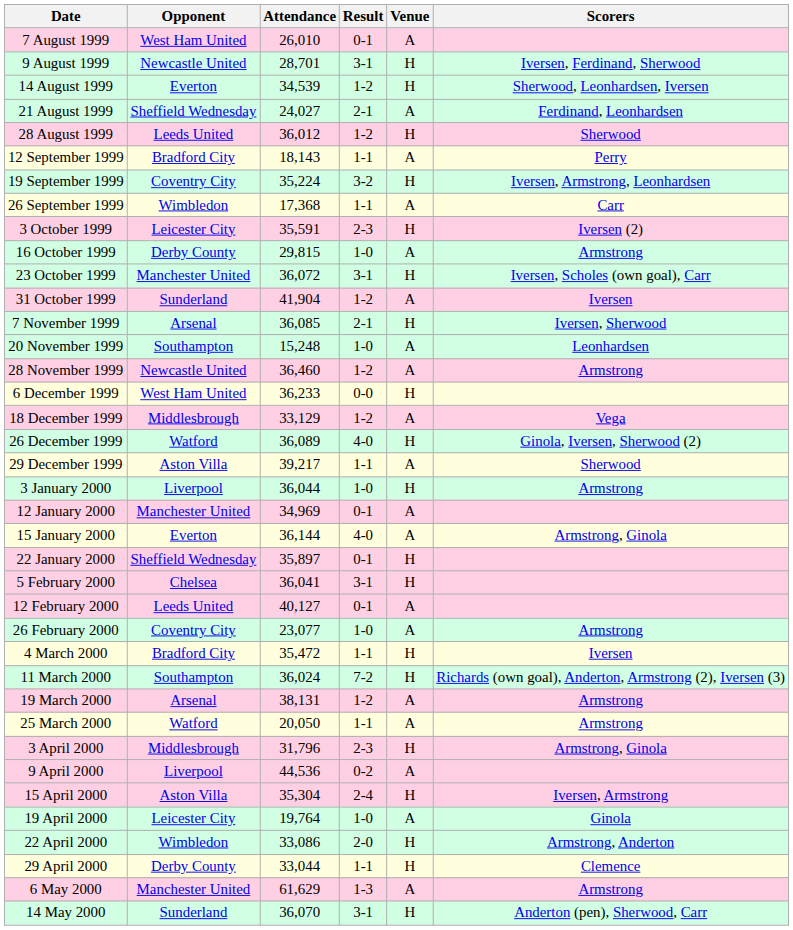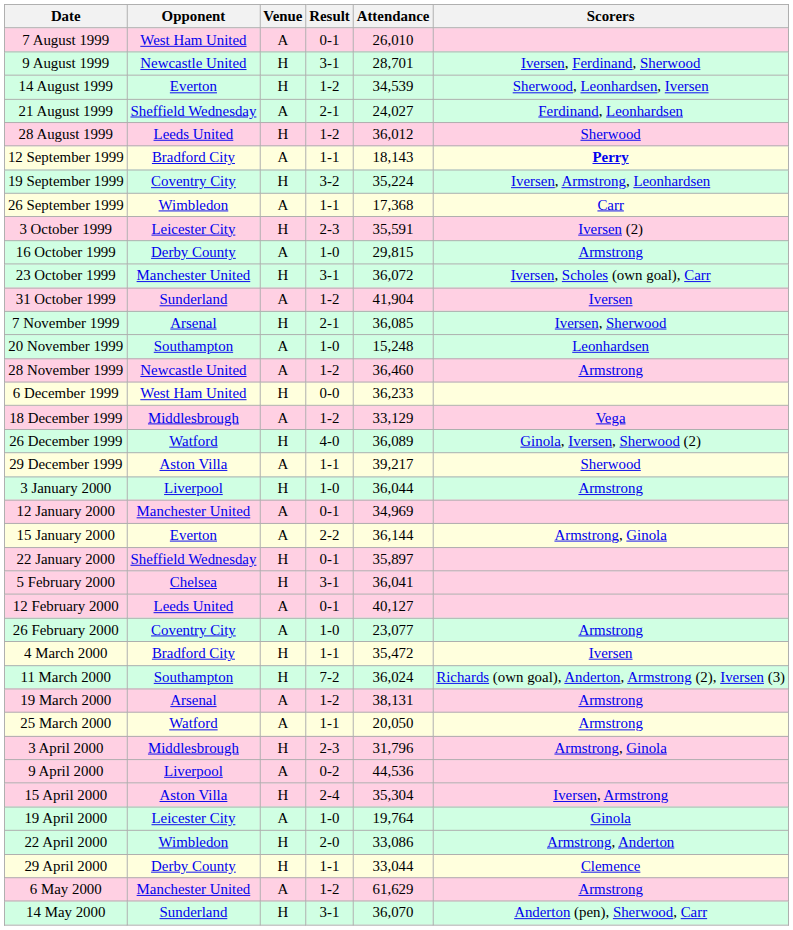columns swapped: (410, 16) <-> (300, 16)
(611, 157) normal -> (611, 157) bold
(363, 535) 4-0 -> (330, 535) 2-2
(363, 889) 1-3 -> (330, 889) 1-2
